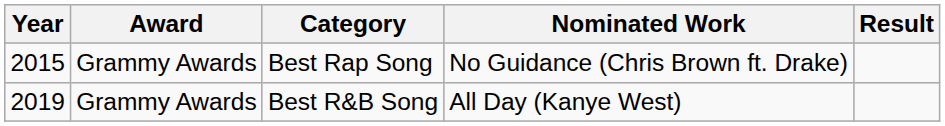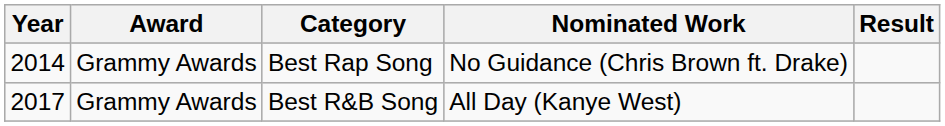(38, 62) 2015 -> (38, 62) 2014
(38, 101) 2019 -> (38, 101) 2017
